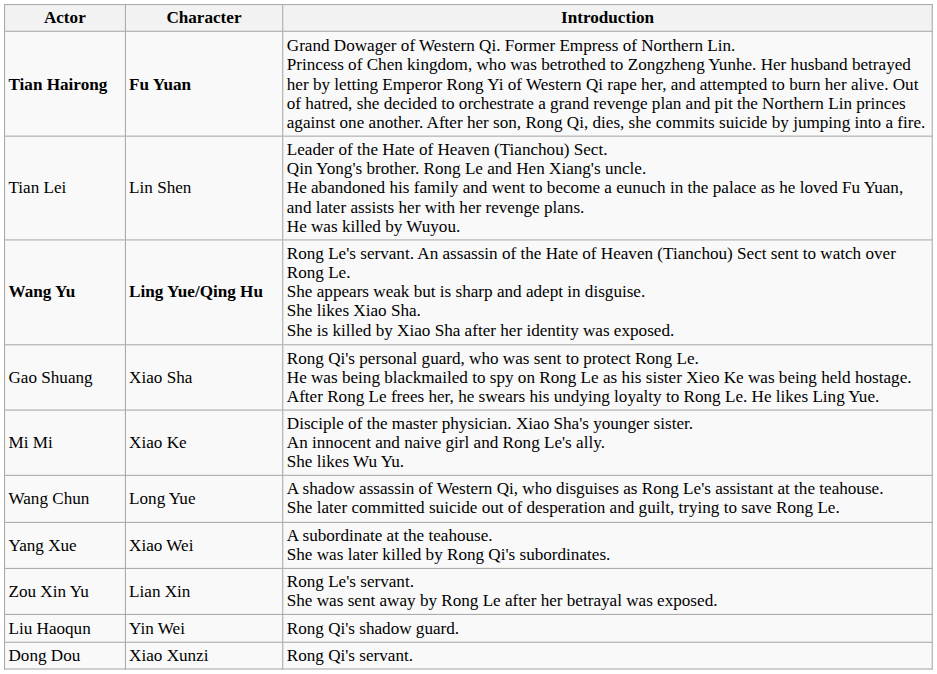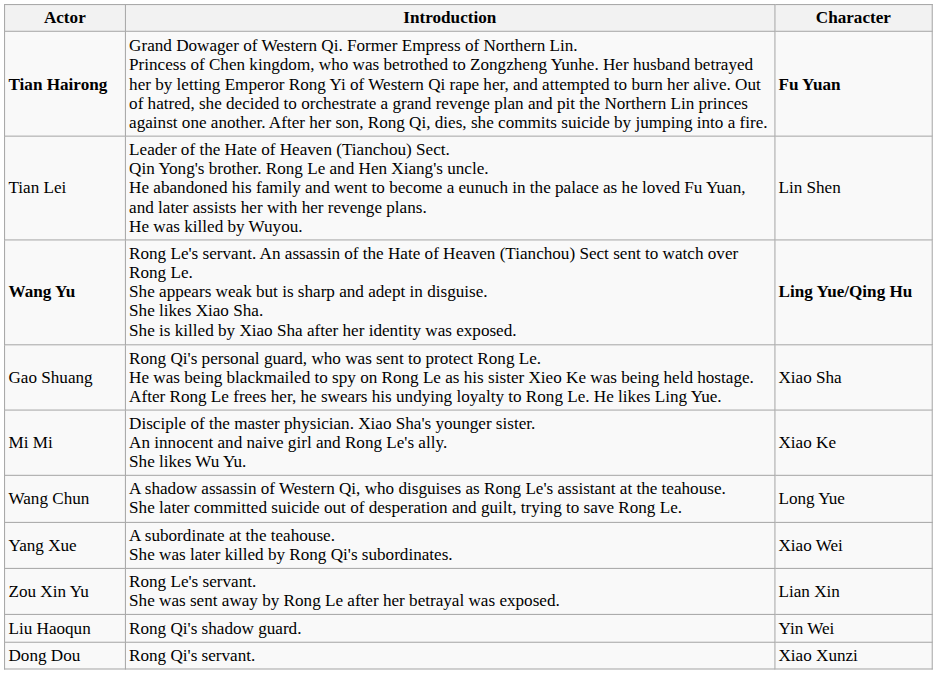columns swapped: (204, 18) <-> (608, 18)
